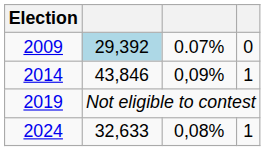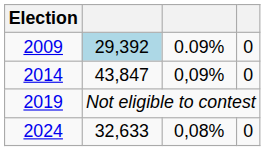(199, 46) 0.07% -> (199, 46) 0.09%
(122, 74) 43,846 -> (122, 74) 43,847
(248, 74) 1 -> (248, 74) 0
(248, 131) 1 -> (248, 131) 0
